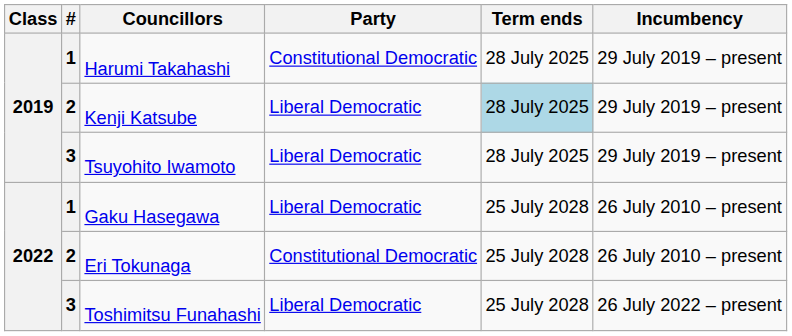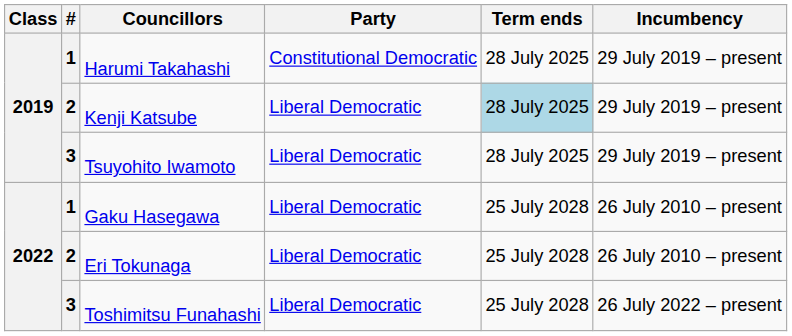(373, 255) Constitutional Democratic -> (345, 255) Liberal Democratic
